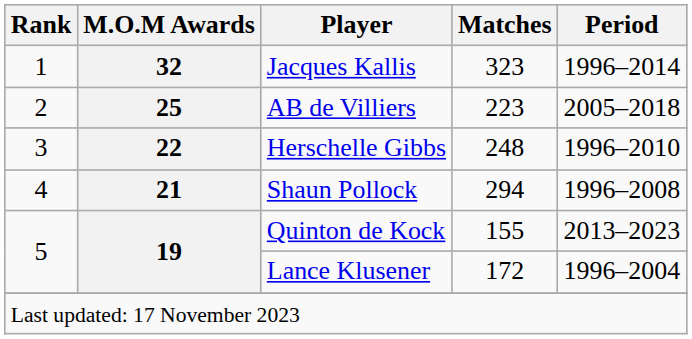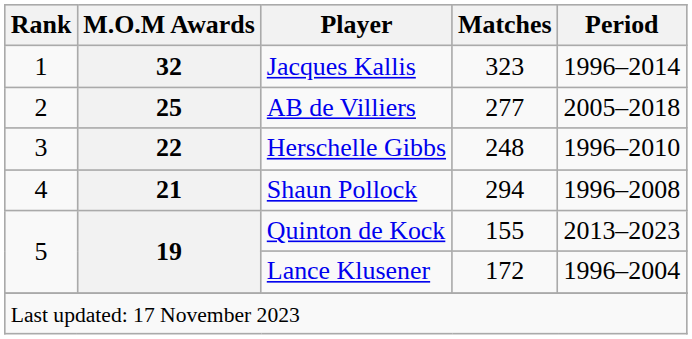(505, 107) 223 -> (505, 107) 277
